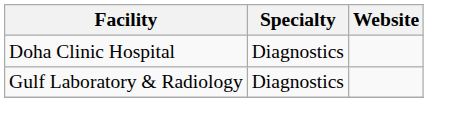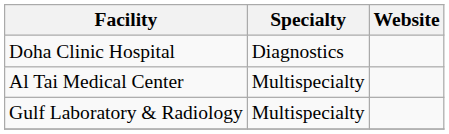+ row: (96, 81)
(298, 81) Diagnostics -> (308, 112) Multispecialty
